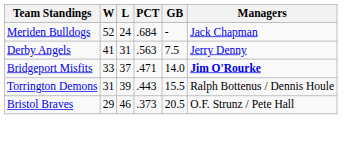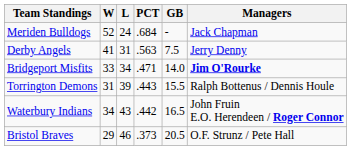(125, 68) 37 -> (125, 68) 34
+ row: (50, 111)
